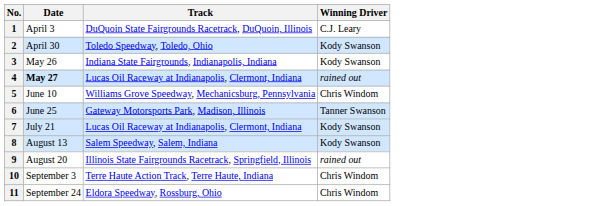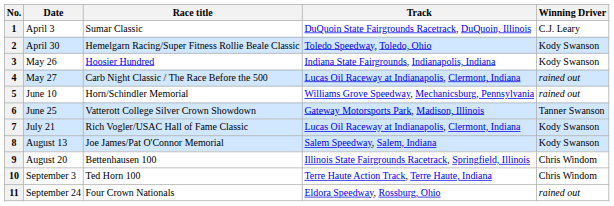+ column: (193, 12)
(42, 77) bold -> (41, 77) normal
(349, 94) Chris Windom -> (559, 94) rained out
(341, 159) rained out -> (568, 159) Chris Windom
(349, 192) Chris Windom -> (559, 192) rained out
